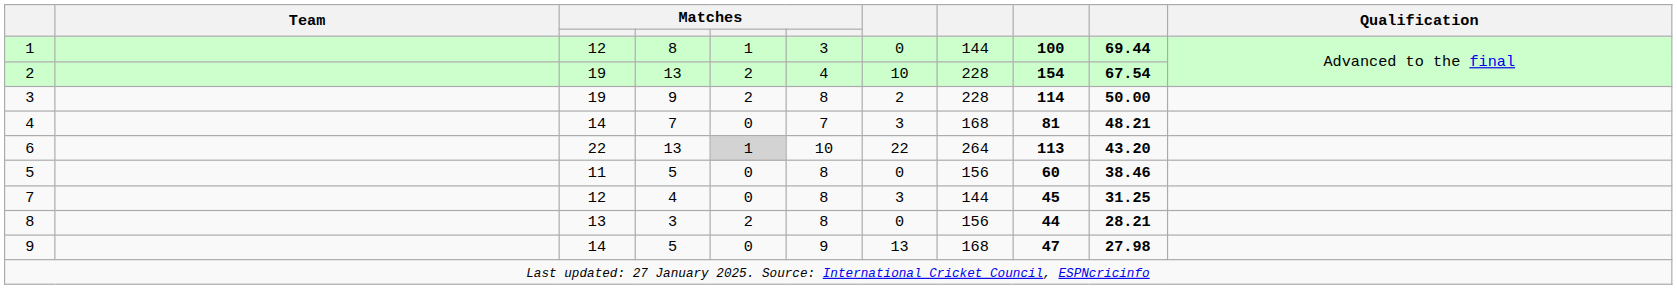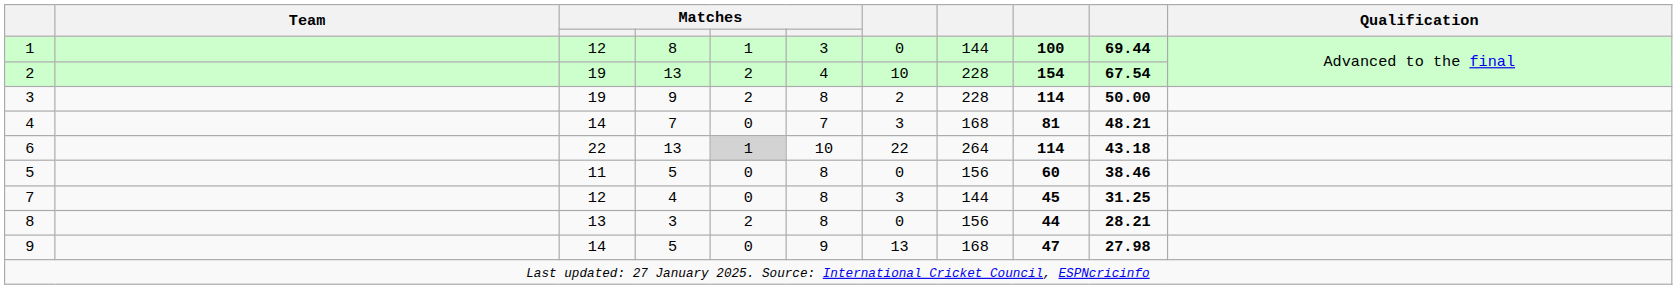(1051, 148) 113 -> (1051, 148) 114
(1128, 148) 43.20 -> (1128, 148) 43.18
